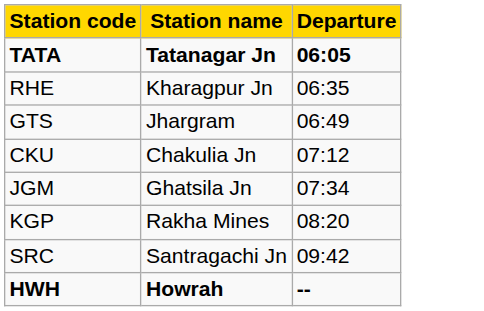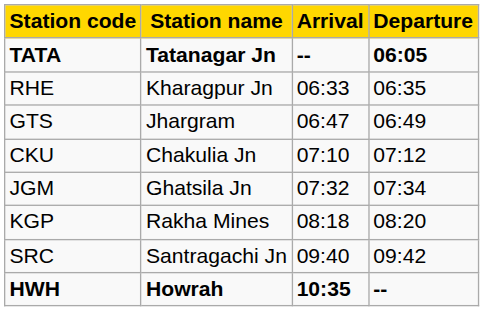+ column: (330, 21)
